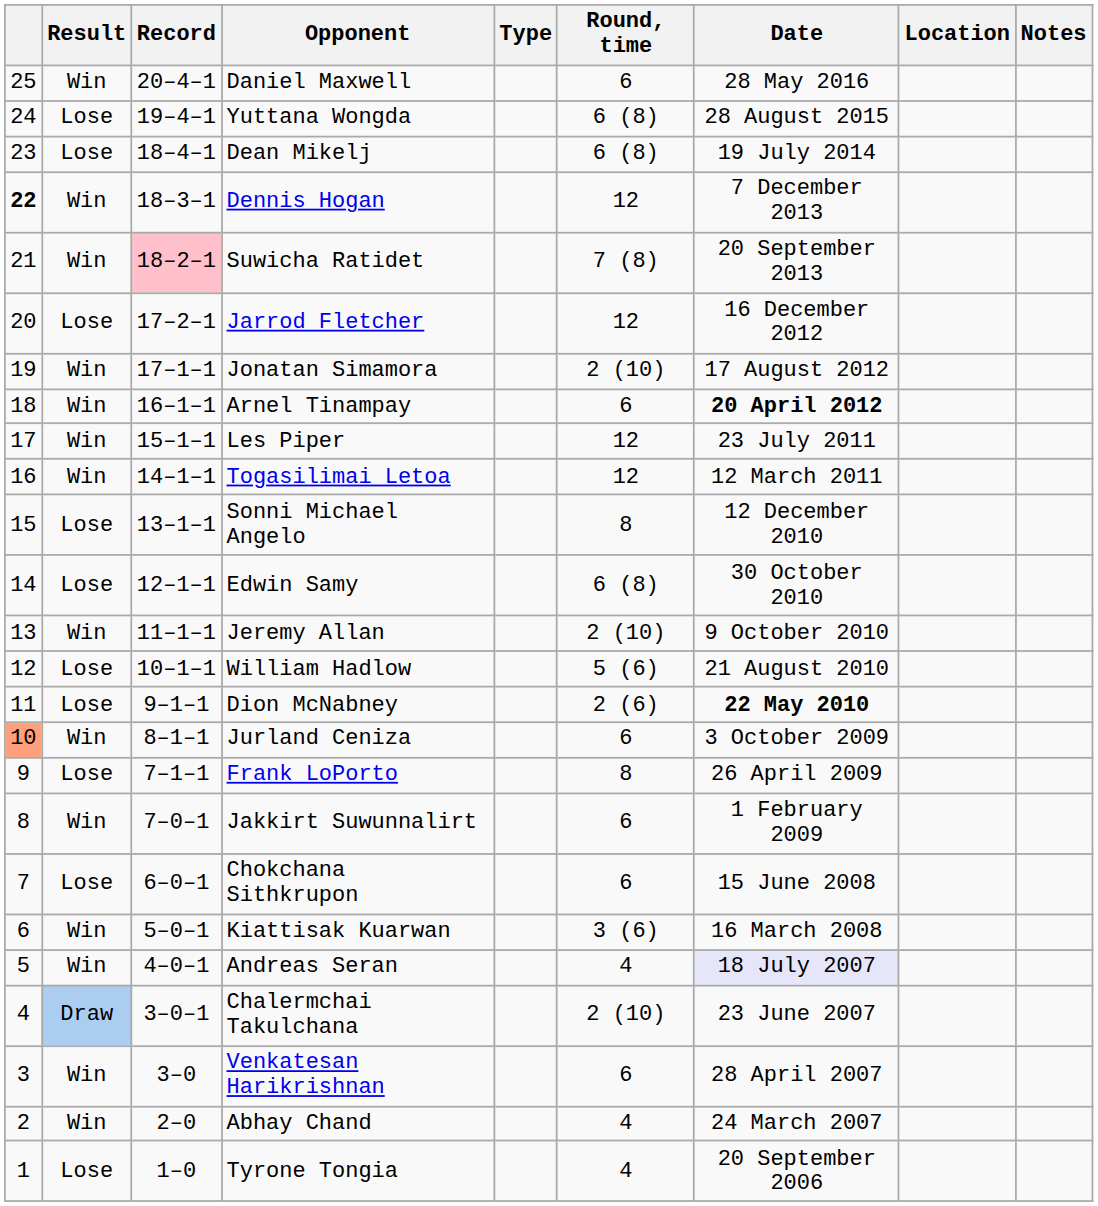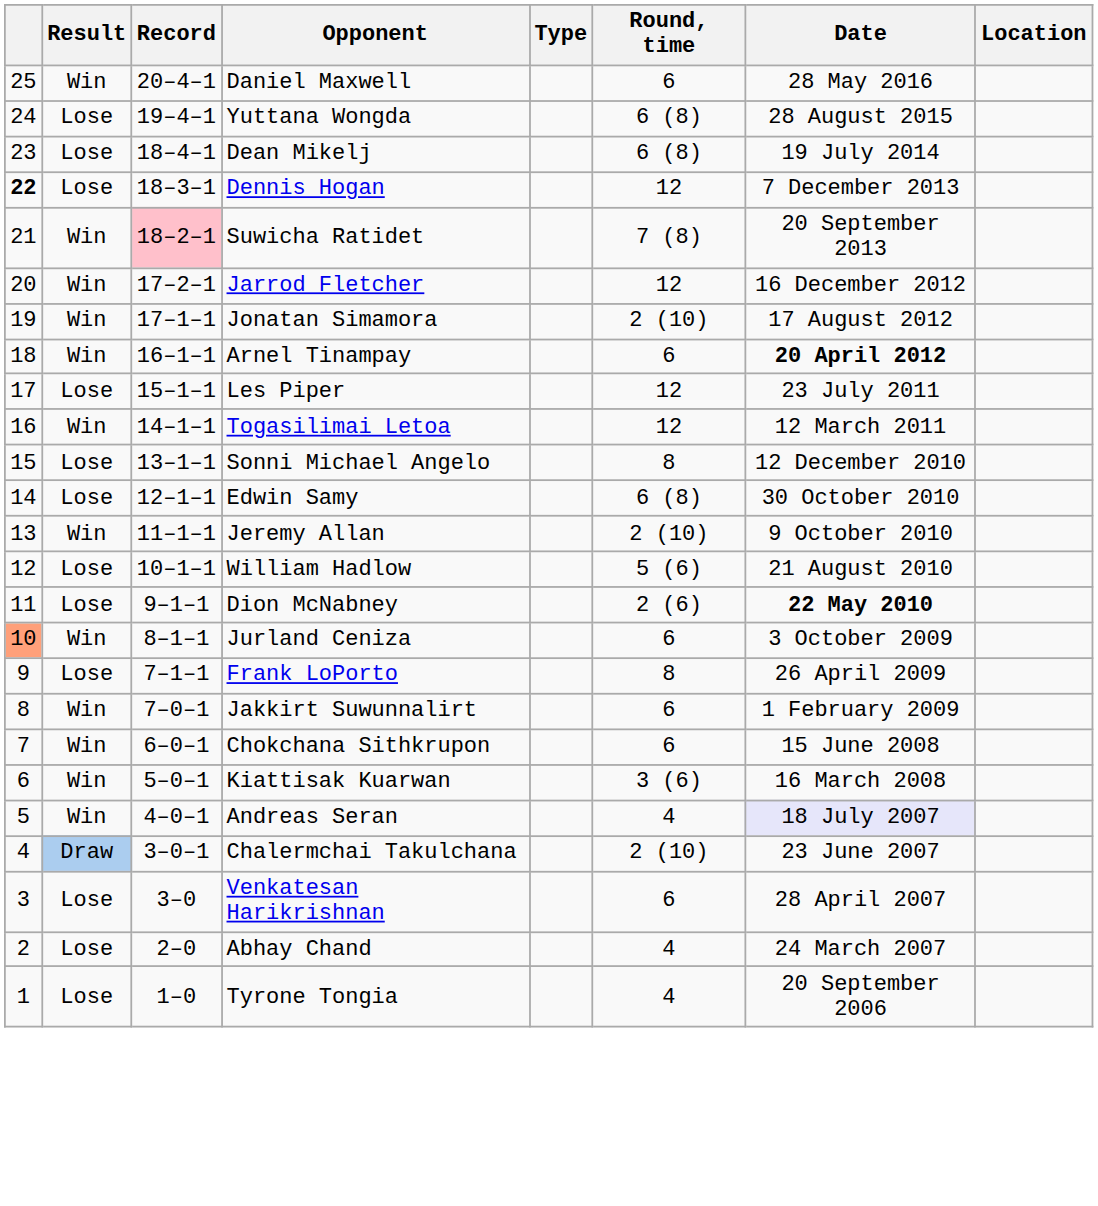- column: (1054, 35)
(87, 202) Win -> (87, 190) Lose
(87, 323) Lose -> (87, 286) Win
(87, 442) Win -> (87, 392) Lose
(87, 884) Lose -> (87, 747) Win
(87, 1076) Win -> (87, 902) Lose
(87, 1124) Win -> (87, 949) Lose
